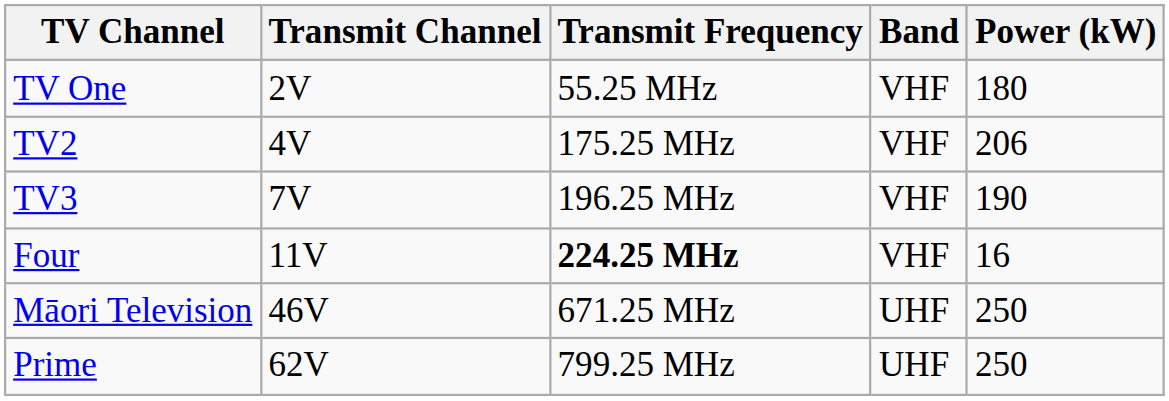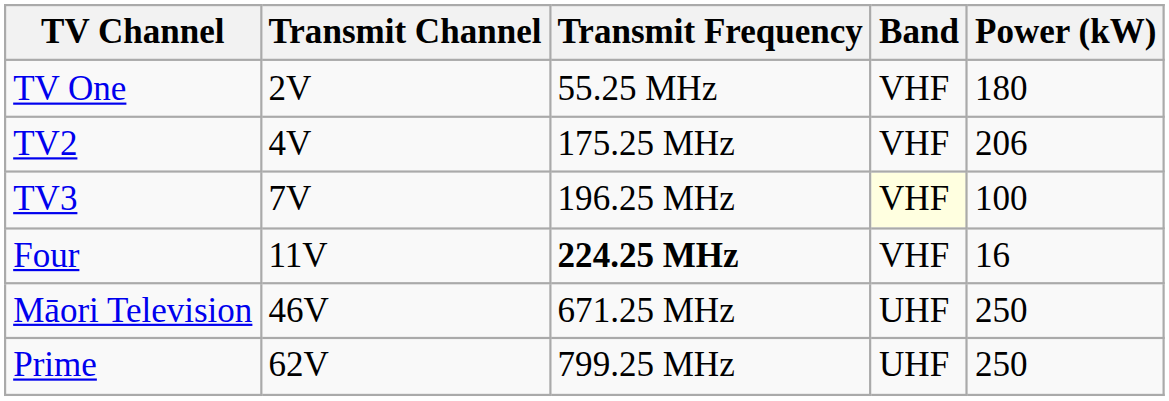(914, 198) no background -> (914, 198) lightyellow background
(1001, 198) 190 -> (1001, 198) 100
